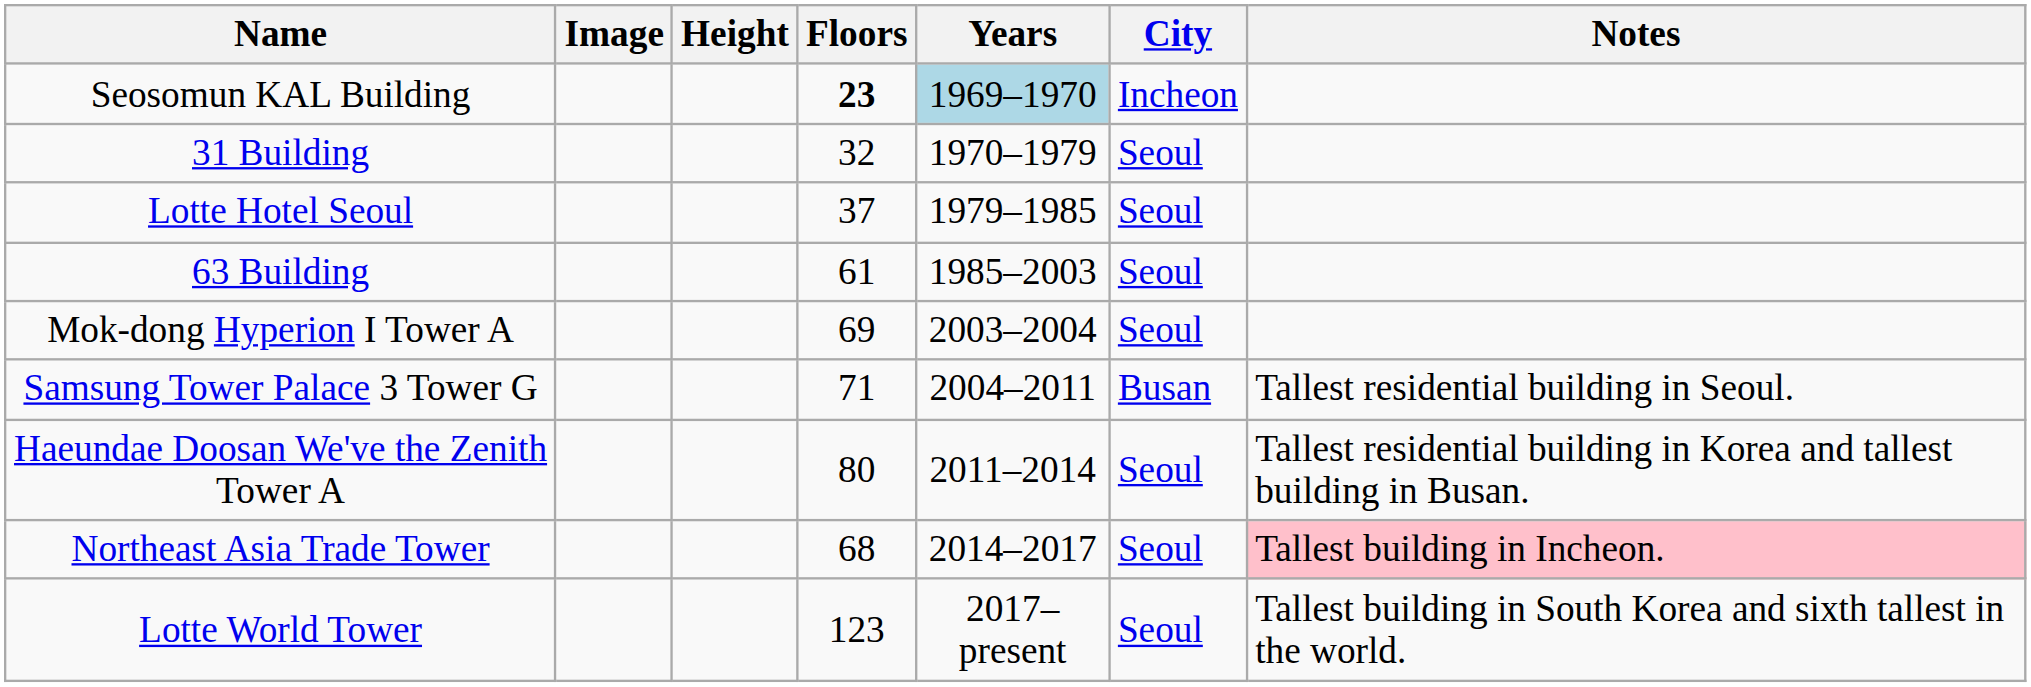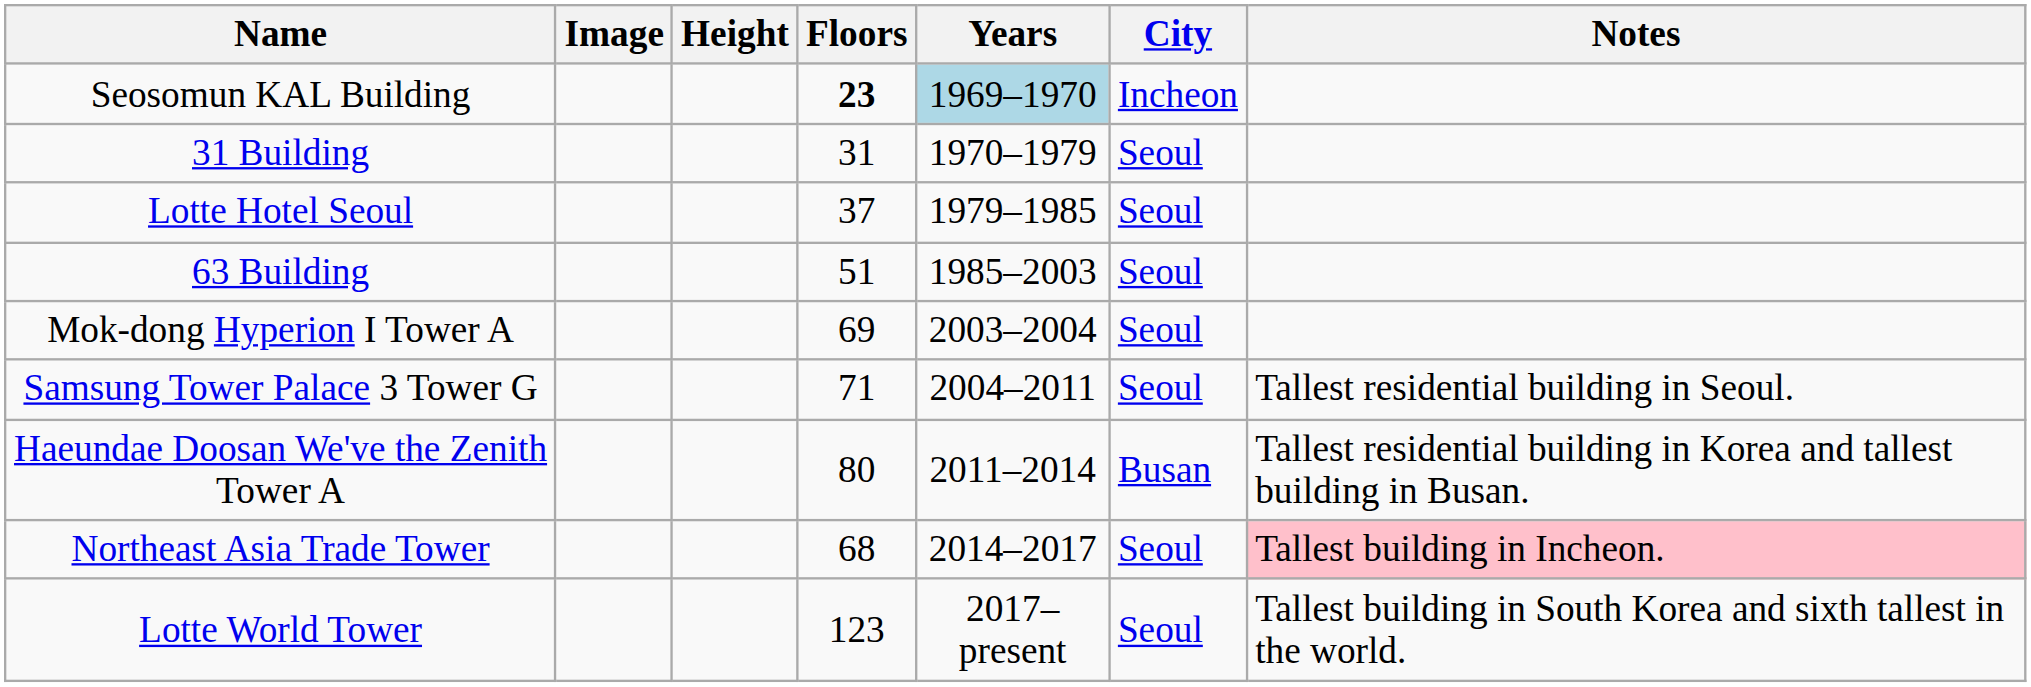(857, 152) 32 -> (857, 152) 31
(857, 270) 61 -> (857, 270) 51
(1164, 388) Busan -> (1160, 388) Seoul
(1160, 468) Seoul -> (1164, 468) Busan
